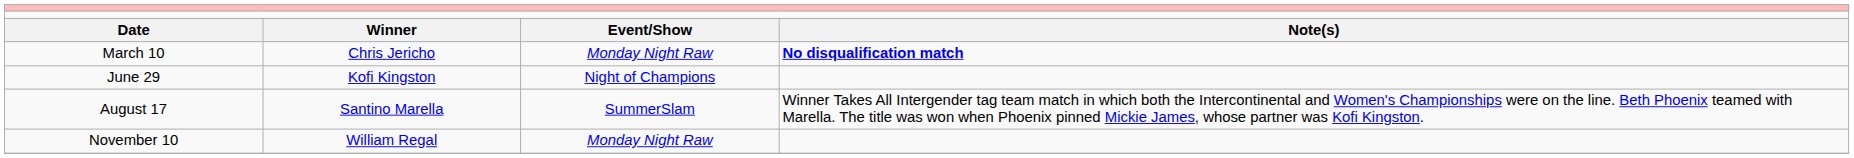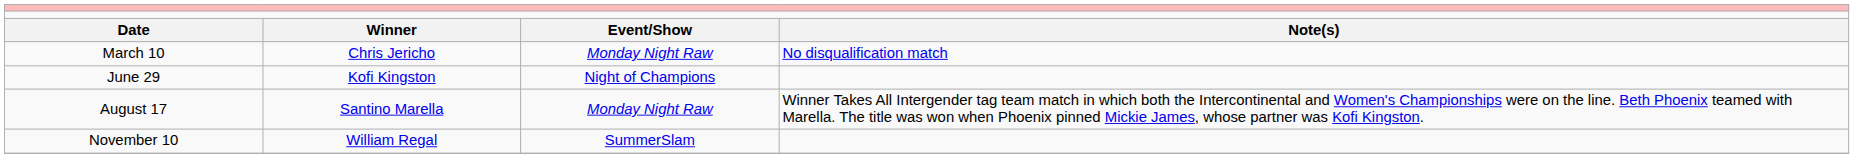(873, 53) bold -> (865, 53) normal
(650, 109) SummerSlam -> (650, 109) Monday Night Raw
(650, 141) Monday Night Raw -> (650, 141) SummerSlam
